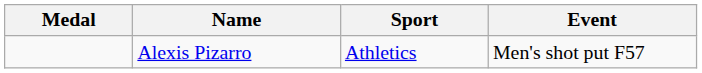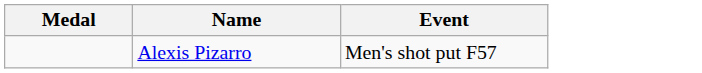- column: (414, 20)
